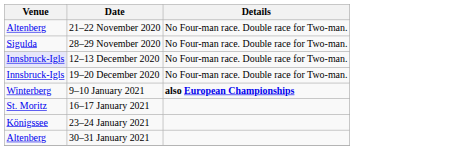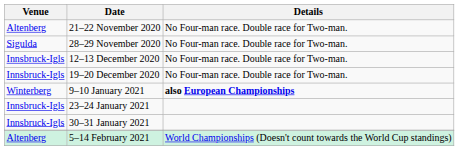(36, 59) lavender background -> (36, 59) no background
- row: (109, 106)
(27, 122) Königssee -> (36, 106) Innsbruck-Igls
(26, 138) Altenberg -> (36, 122) Innsbruck-Igls
+ row: (109, 138)
